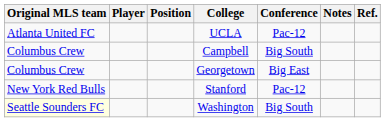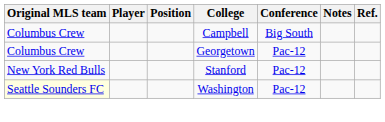- row: (226, 32)
(289, 70) Big East -> (289, 51) Pac-12
(289, 107) Big South -> (289, 88) Pac-12
